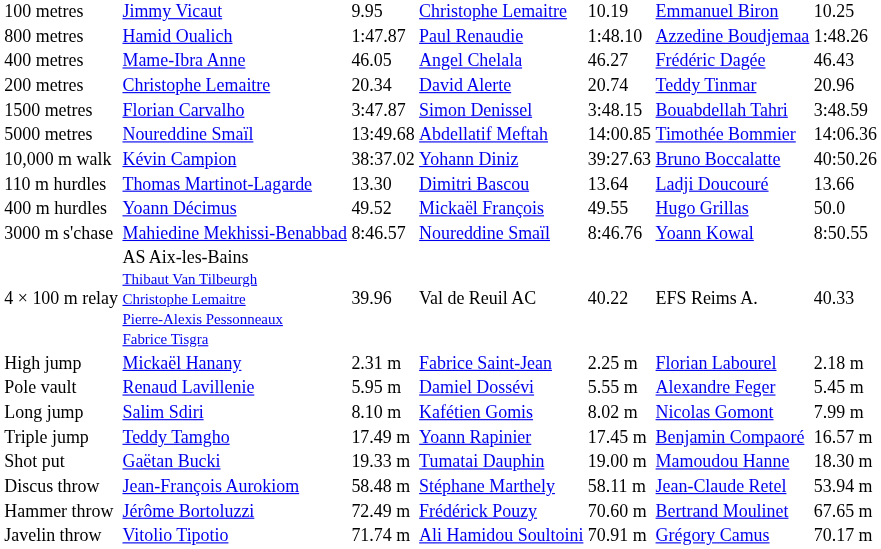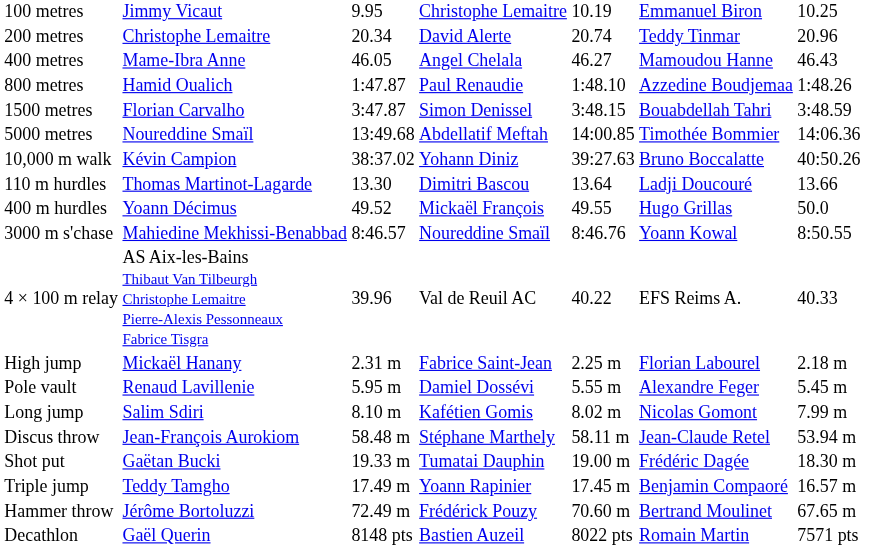rows swapped: (44, 85) <-> (44, 36)
(711, 60) Frédéric Dagée -> (706, 60) Mamoudou Hanne
rows swapped: (47, 436) <-> (52, 486)
(723, 461) Mamoudou Hanne -> (694, 461) Frédéric Dagée
- row: (53, 535)
+ row: (41, 535)
